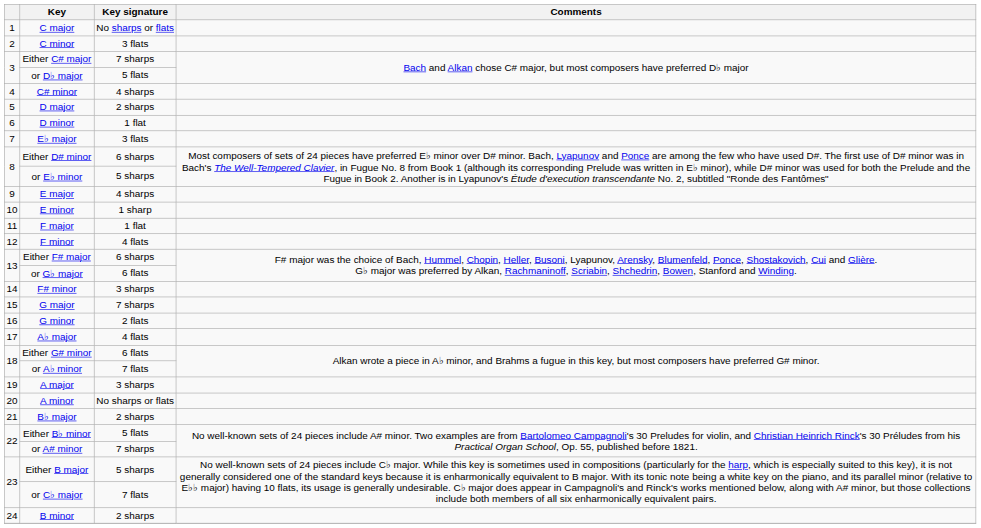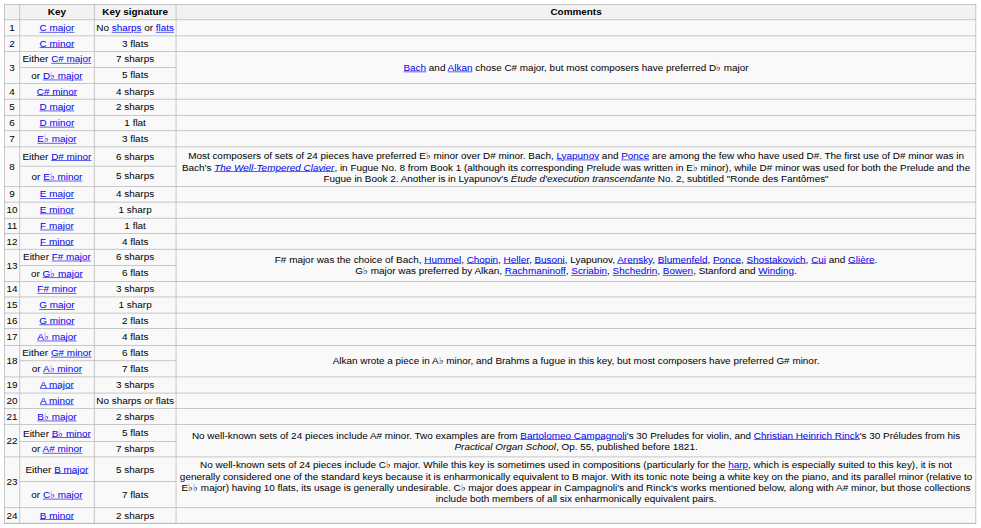(135, 305) 7 sharps -> (135, 305) 1 sharp
